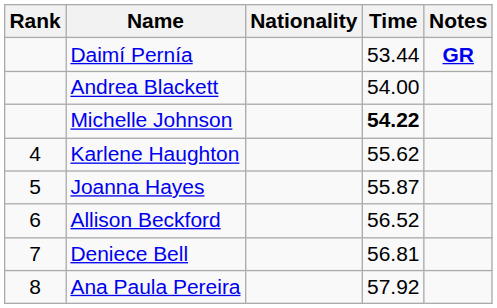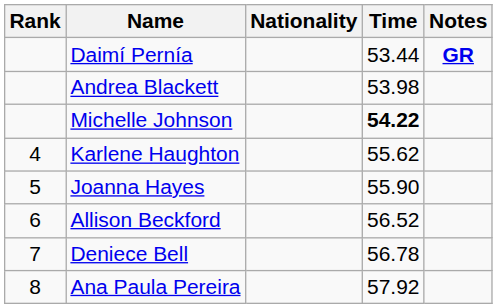(393, 87) 54.00 -> (393, 87) 53.98
(393, 187) 55.87 -> (393, 187) 55.90
(393, 253) 56.81 -> (393, 253) 56.78
